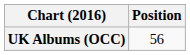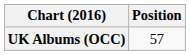(157, 38) 56 -> (157, 38) 57
